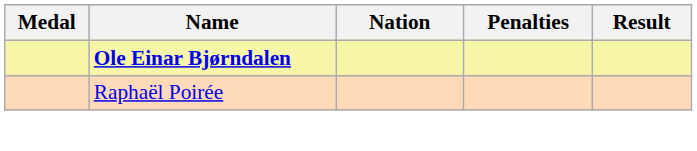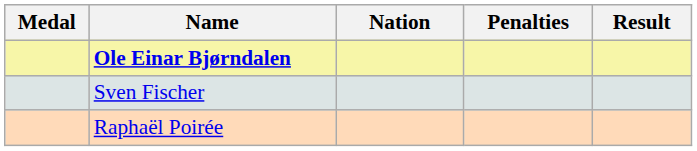+ row: (149, 92)
